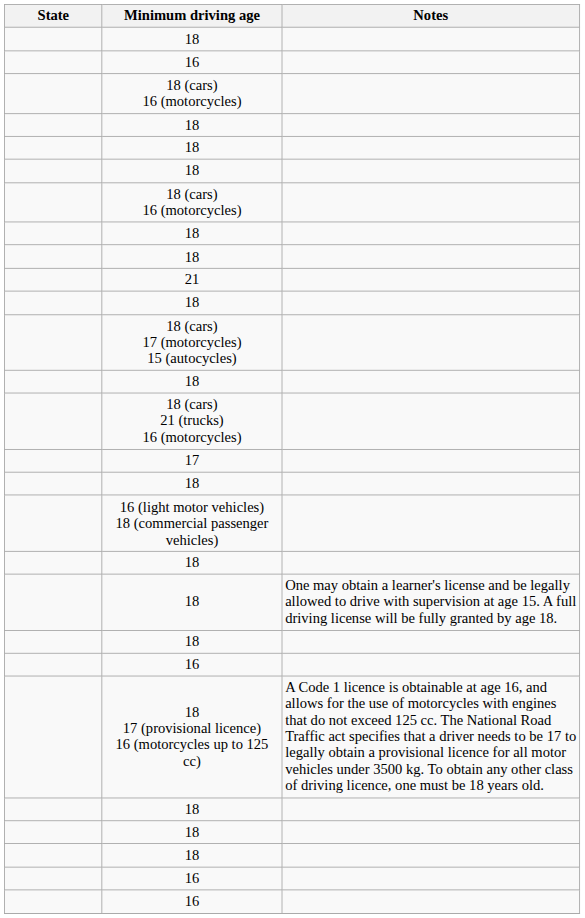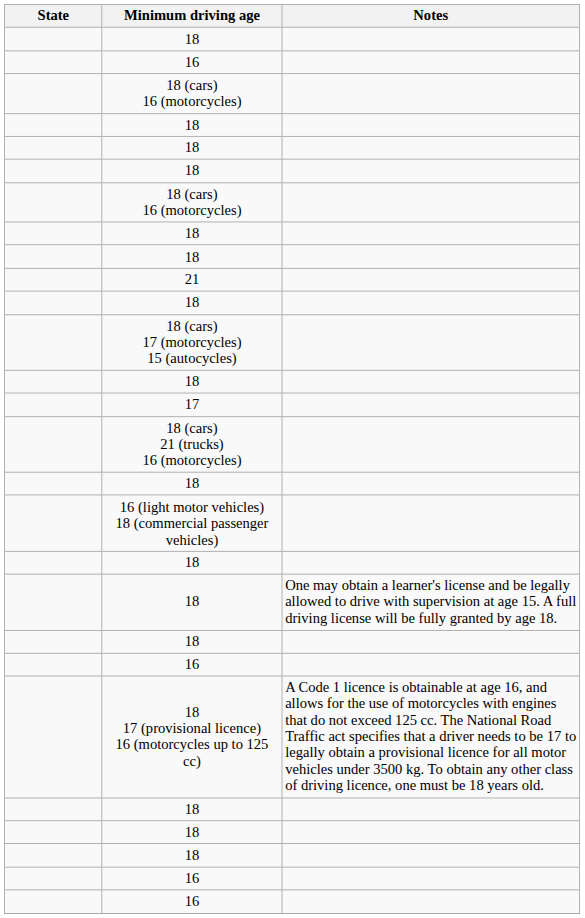rows swapped: (192, 421) <-> (192, 460)
